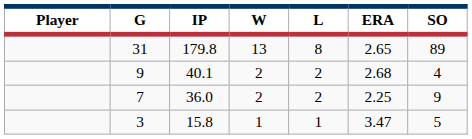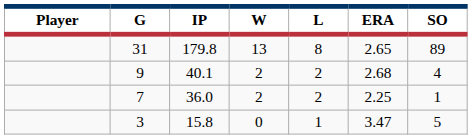(437, 97) 9 -> (437, 97) 1
(259, 121) 1 -> (259, 121) 0
